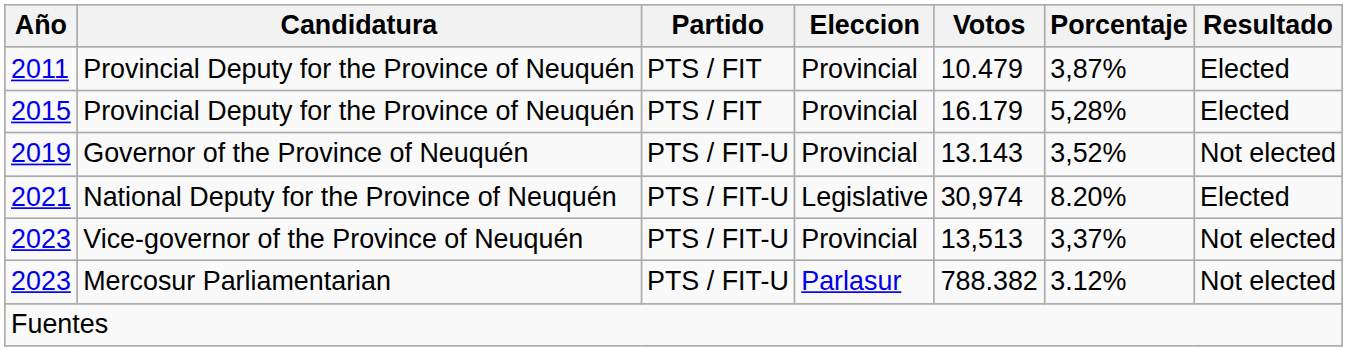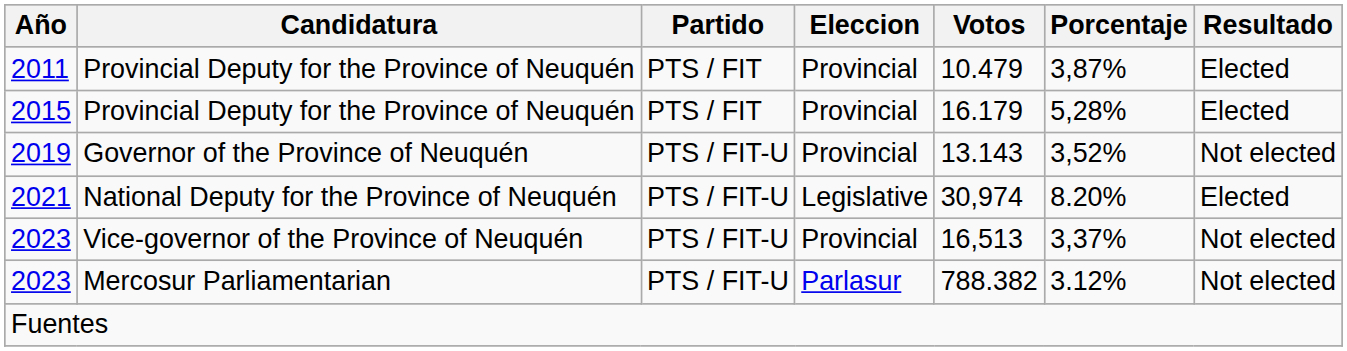(982, 238) 13,513 -> (982, 238) 16,513
